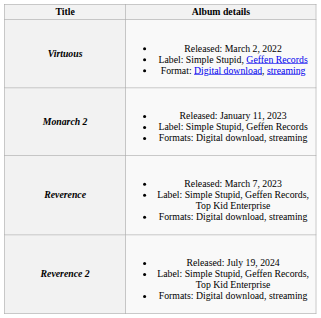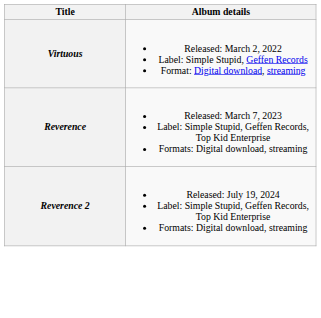- row: (65, 121)
